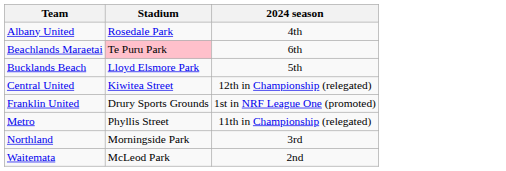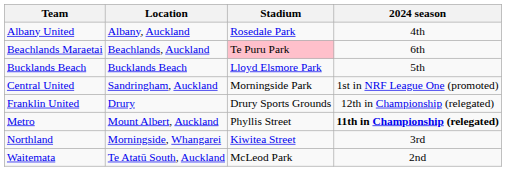+ column: (166, 13)
(140, 85) Kiwitea Street -> (271, 85) Morningside Park
(295, 85) 12th in Championship (relegated) -> (418, 85) 1st in NRF League One (promoted)
(295, 103) 1st in NRF League One (promoted) -> (418, 103) 12th in Championship (relegated)
(295, 121) normal -> (418, 121) bold
(149, 139) Morningside Park -> (263, 139) Kiwitea Street
